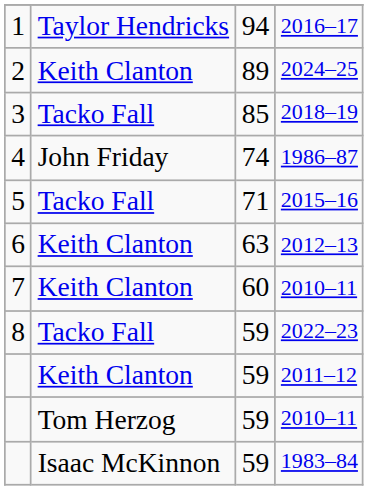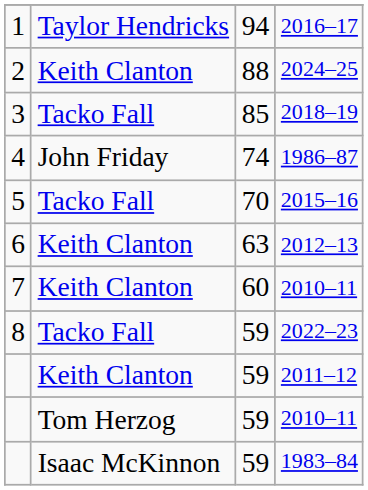(256, 69) 89 -> (256, 69) 88
(256, 200) 71 -> (256, 200) 70
